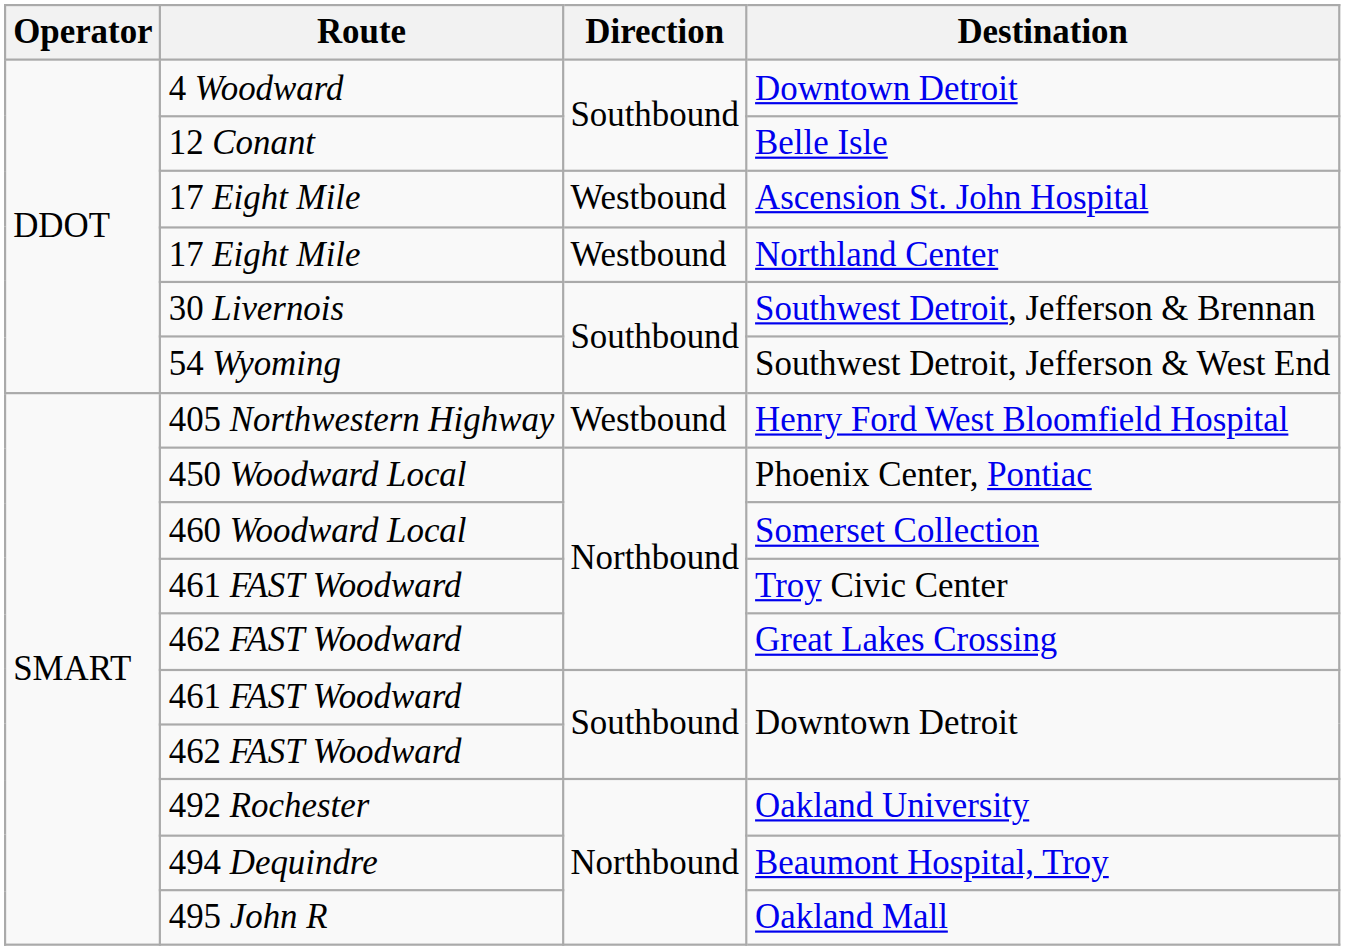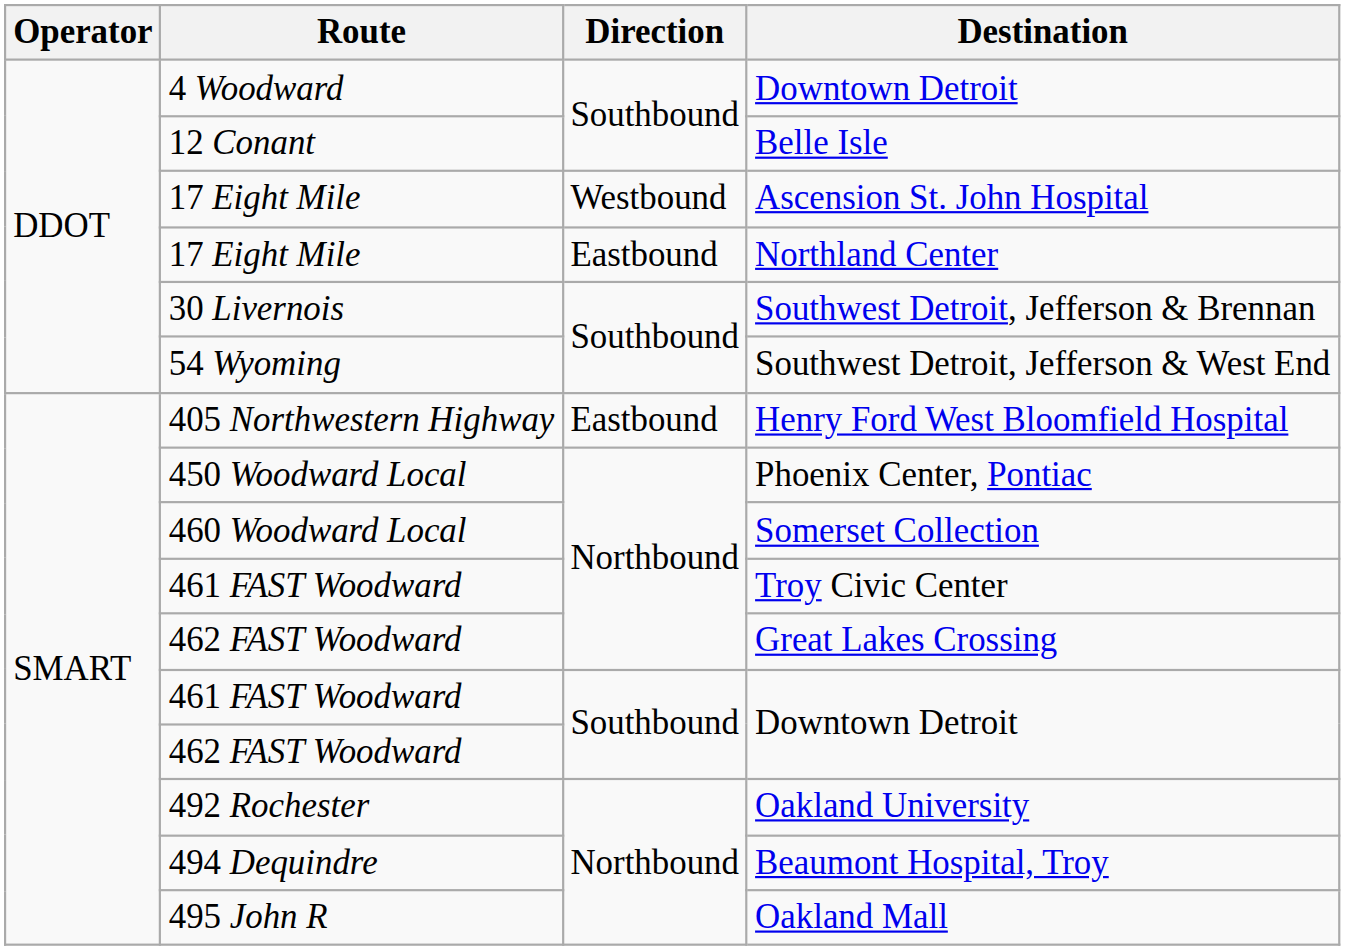(648, 253) Westbound -> (644, 253) Eastbound
(648, 419) Westbound -> (644, 419) Eastbound
